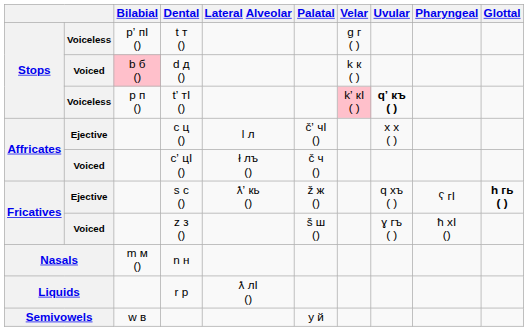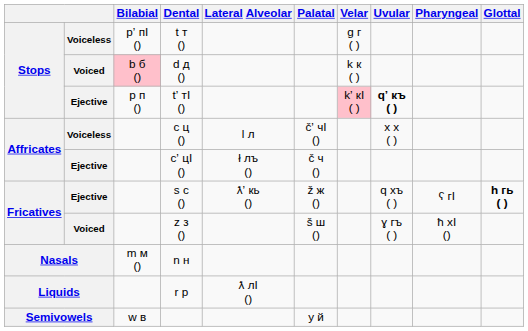(89, 102) Voiceless -> (89, 102) Ejective
(89, 134) Ejective -> (89, 134) Voiceless
(89, 166) Voiced -> (89, 166) Ejective
